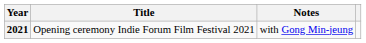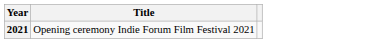- column: (306, 13)
